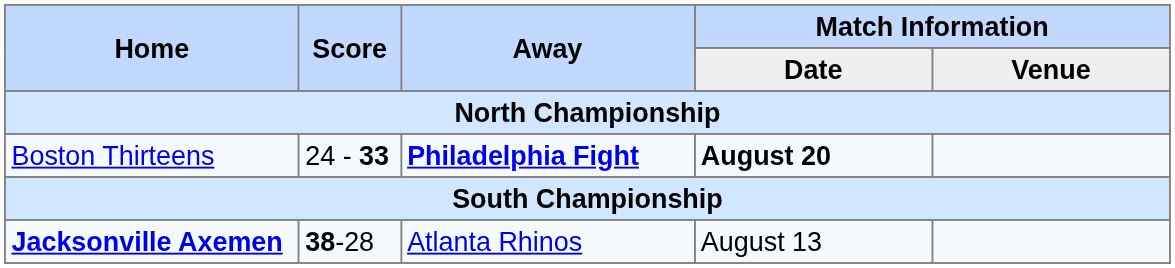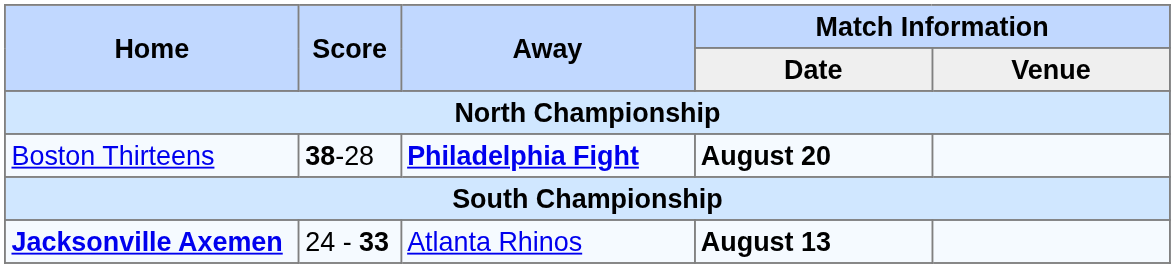(347, 155) 24 - 33 -> (340, 155) 38-28
(340, 241) 38-28 -> (347, 241) 24 - 33
(761, 241) normal -> (766, 241) bold
